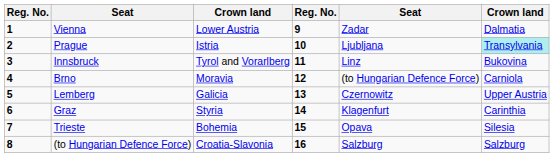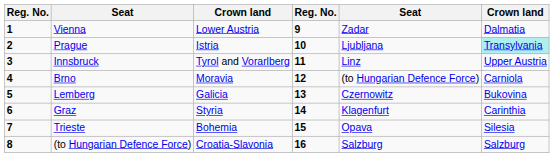(505, 62) Bukovina -> (515, 62) Upper Austria
(515, 95) Upper Austria -> (505, 95) Bukovina
